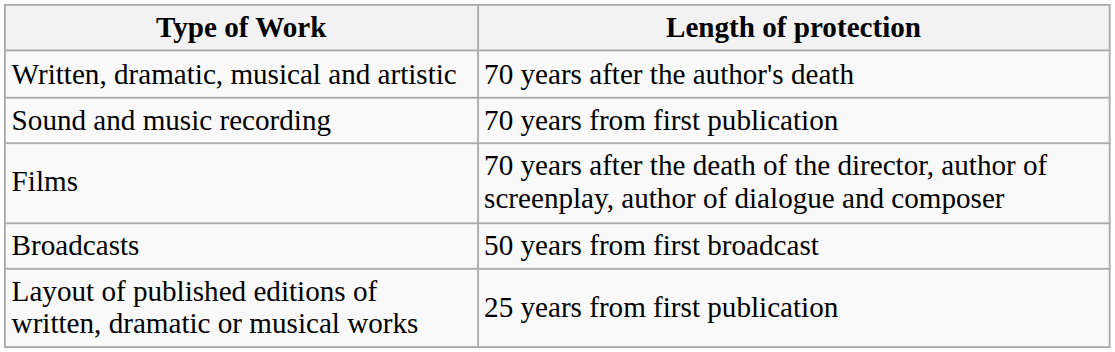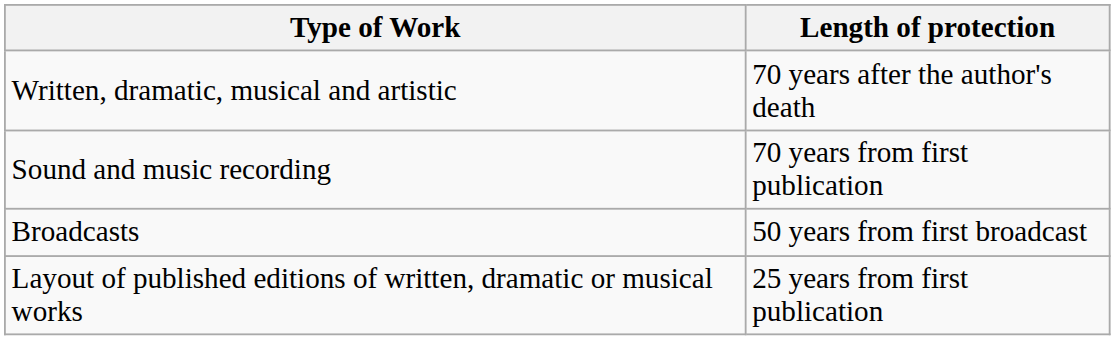- row: (45, 182)
